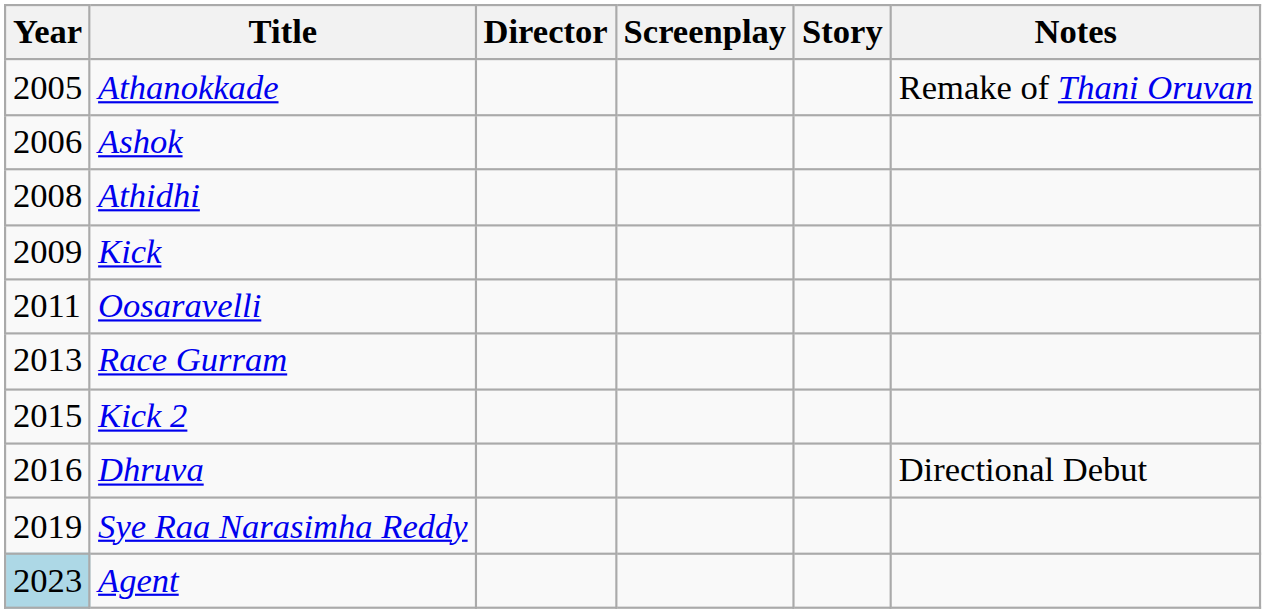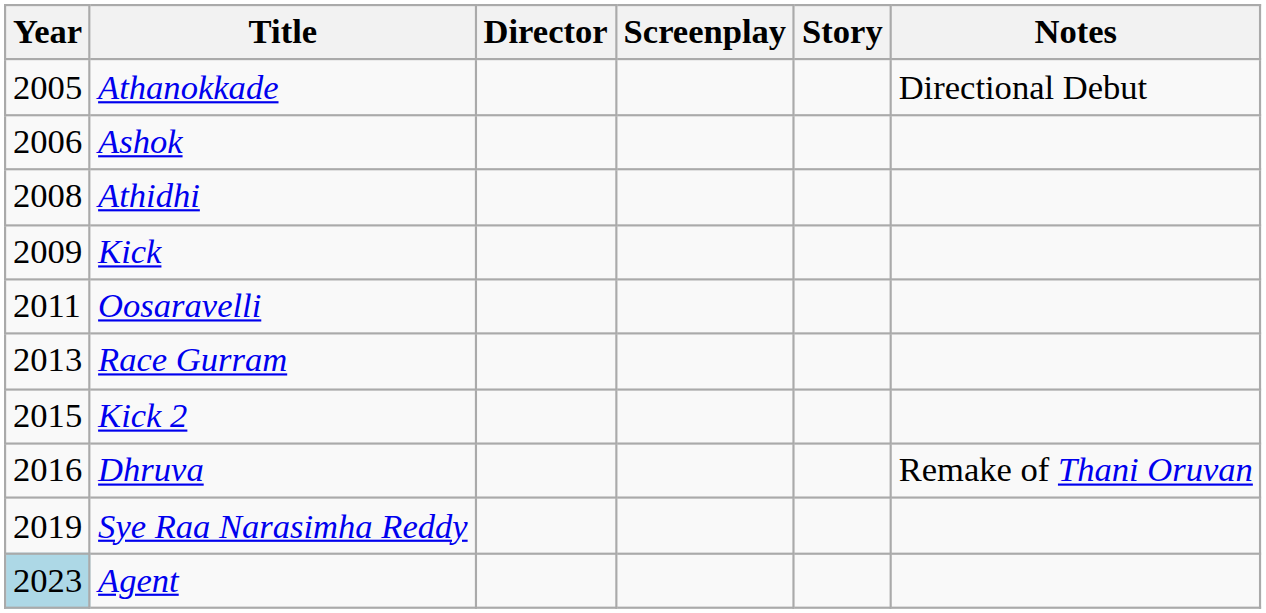(1076, 86) Remake of Thani Oruvan -> (1023, 86) Directional Debut
(1023, 470) Directional Debut -> (1076, 470) Remake of Thani Oruvan
